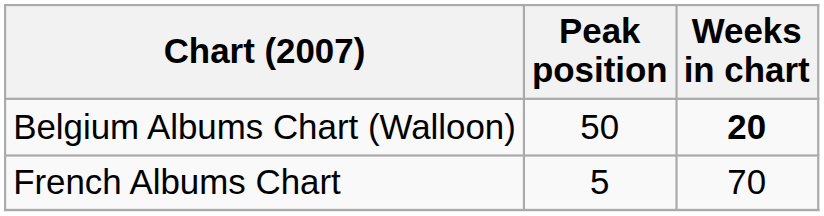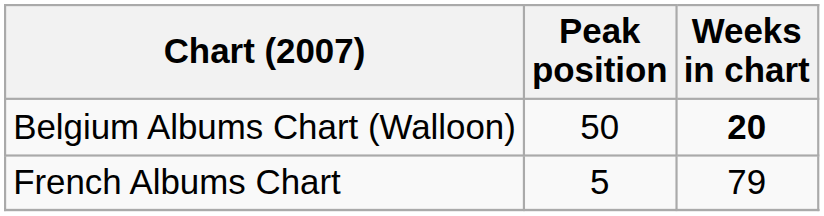(747, 182) 70 -> (747, 182) 79
